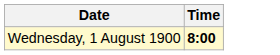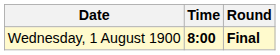+ column: (249, 15)
